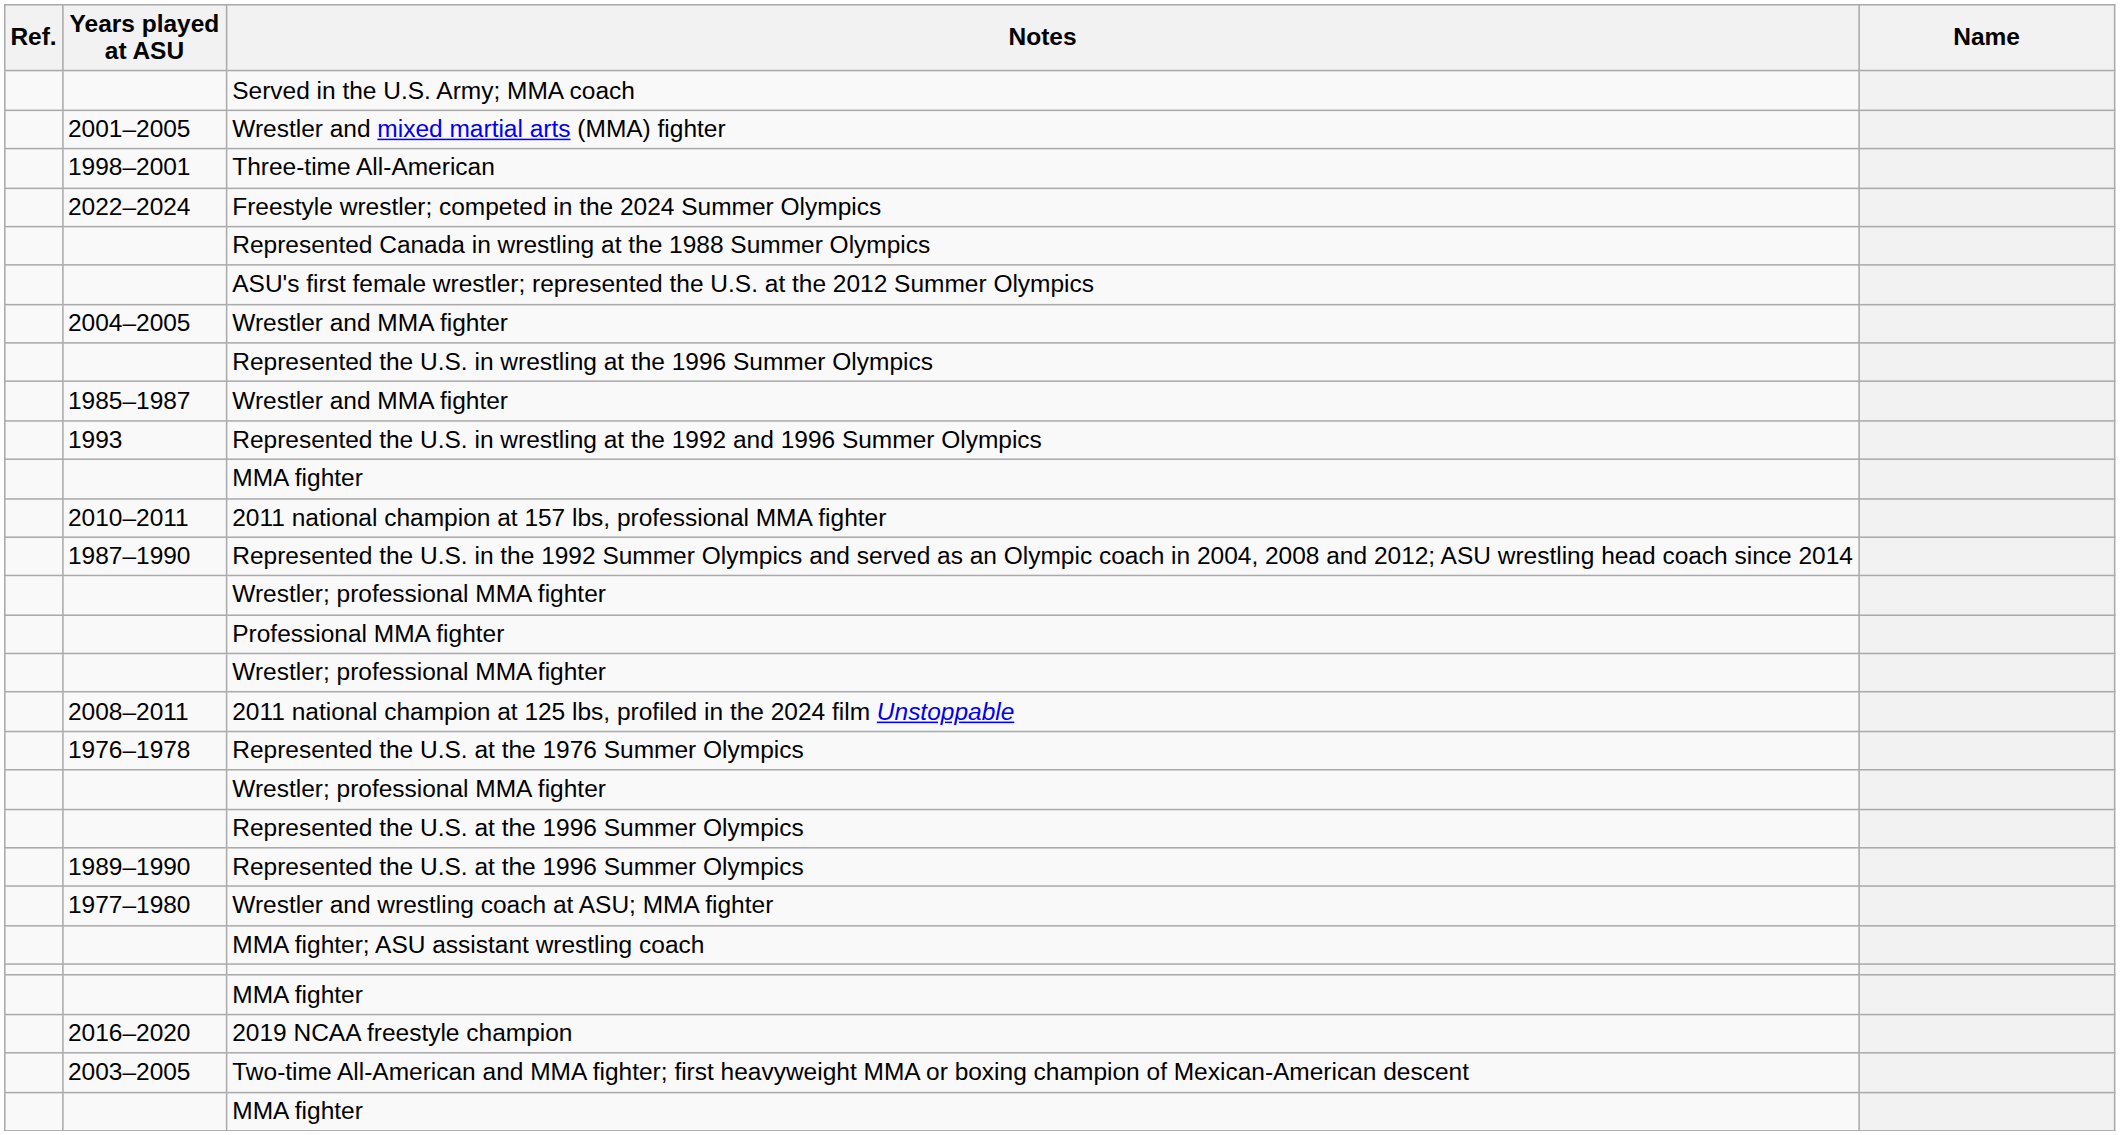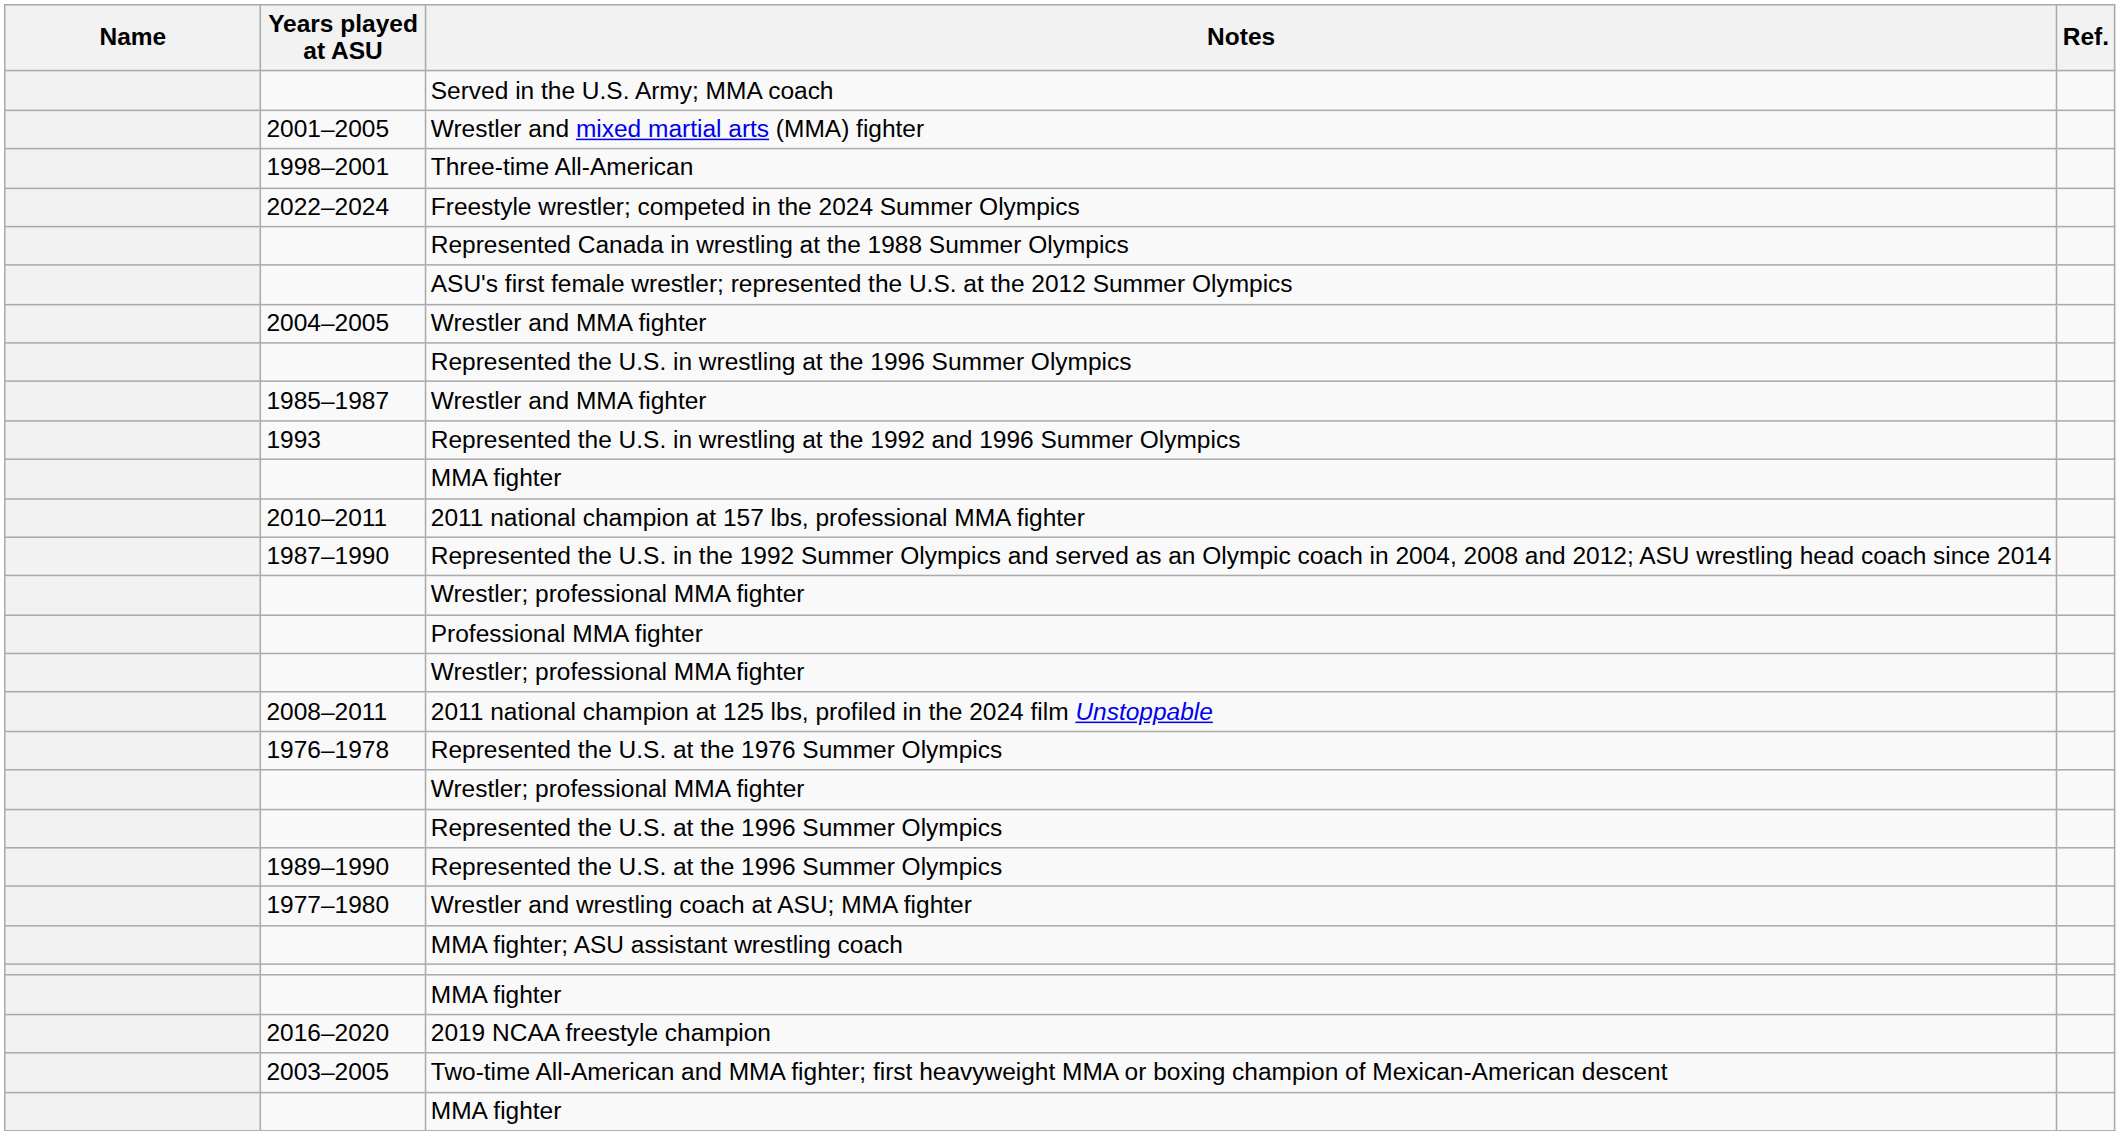columns swapped: (1987, 37) <-> (34, 37)
